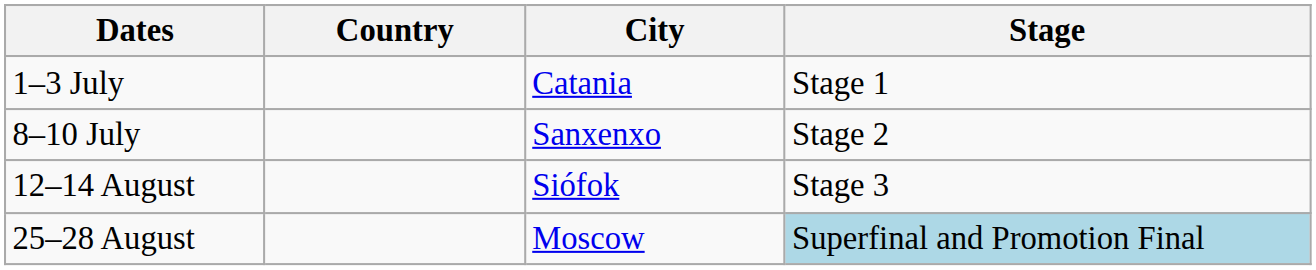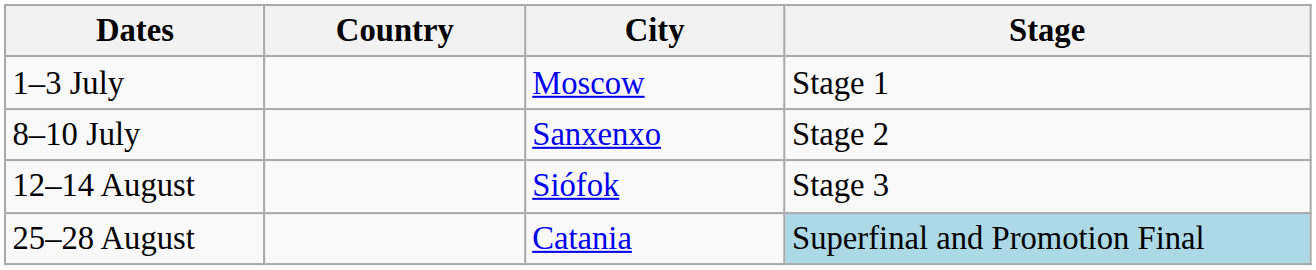(582, 82) Catania -> (588, 82) Moscow
(588, 237) Moscow -> (582, 237) Catania
